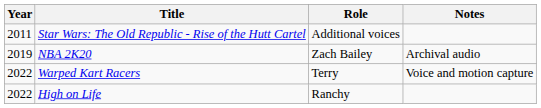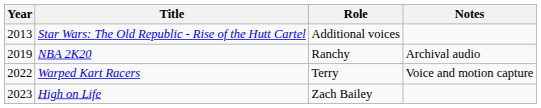(20, 34) 2011 -> (20, 34) 2013
(342, 53) Zach Bailey -> (331, 53) Ranchy
(20, 93) 2022 -> (20, 93) 2023
(331, 93) Ranchy -> (342, 93) Zach Bailey
